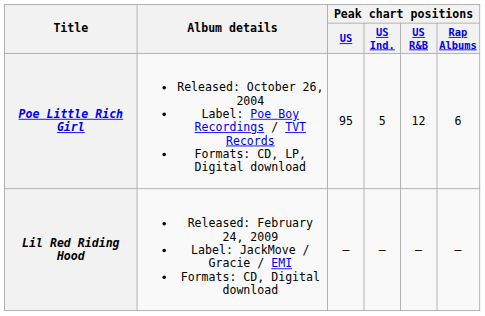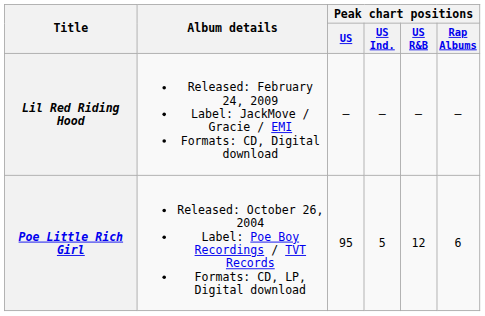rows swapped: (71, 121) <-> (71, 250)
